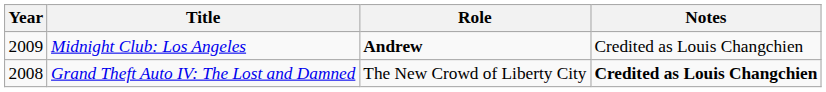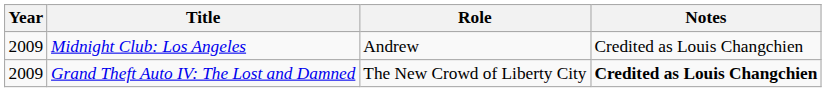(393, 45) bold -> (391, 45) normal
(26, 73) 2008 -> (26, 73) 2009
